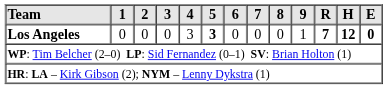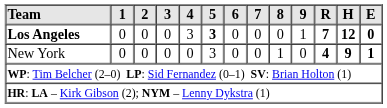+ row: (36, 53)
